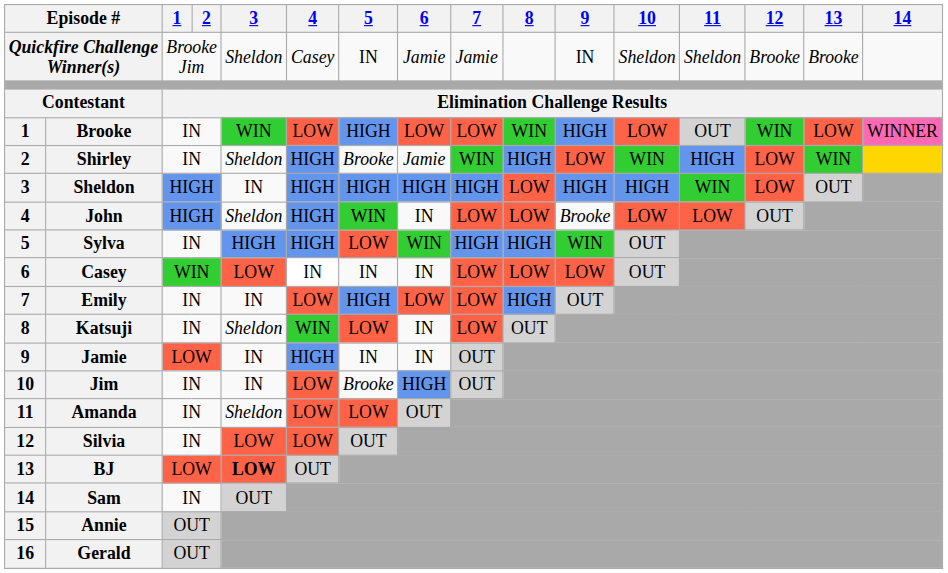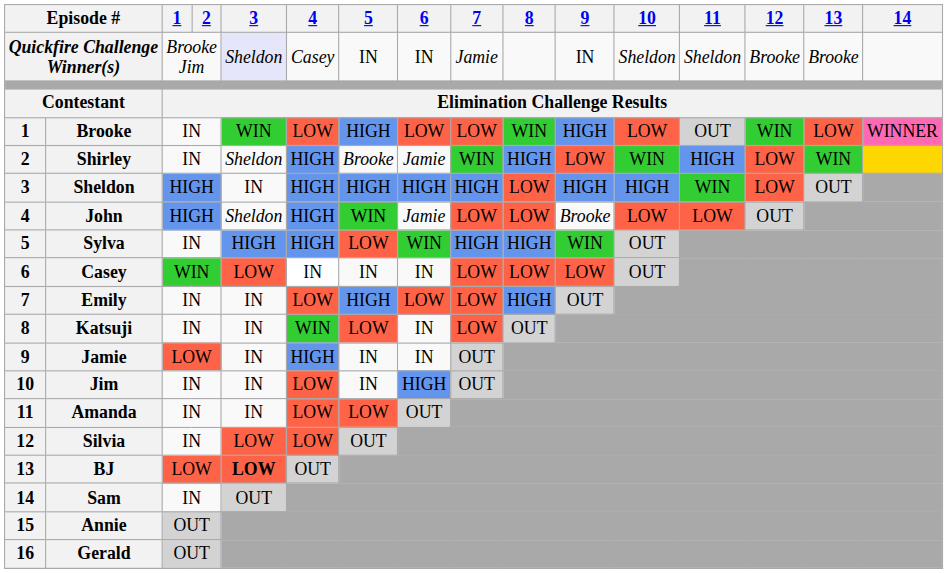(254, 56) no background -> (254, 56) lavender background
(424, 56) Jamie -> (424, 56) IN
(424, 215) IN -> (424, 215) Jamie
(254, 328) Sheldon -> (254, 328) IN
(368, 384) Brooke -> (368, 384) IN
(254, 412) Sheldon -> (254, 412) IN
